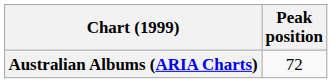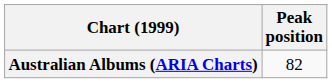(294, 63) 72 -> (294, 63) 82
